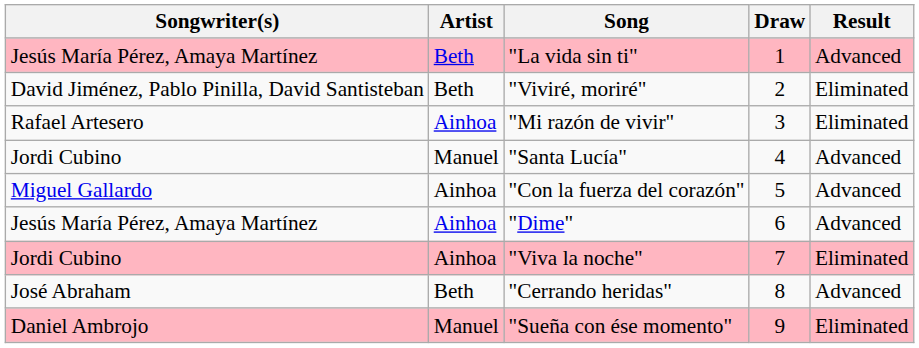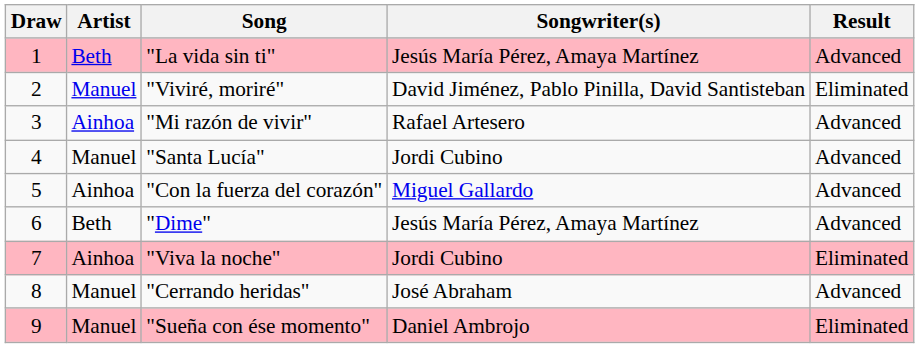columns swapped: (780, 21) <-> (217, 21)
(454, 88) Beth -> (104, 88) Manuel
(862, 122) Eliminated -> (858, 122) Advanced
(465, 223) Ainhoa -> (92, 223) Beth
(454, 291) Beth -> (104, 291) Manuel
